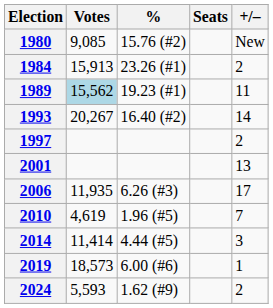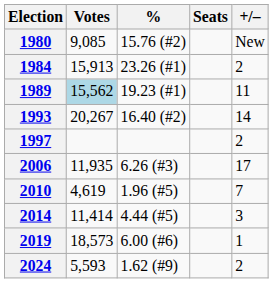- row: (36, 166)
